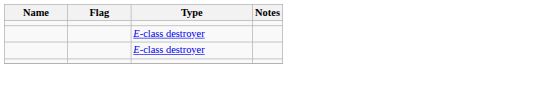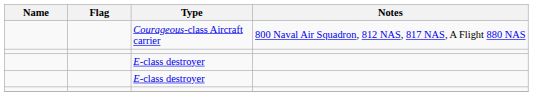+ row: (188, 35)
